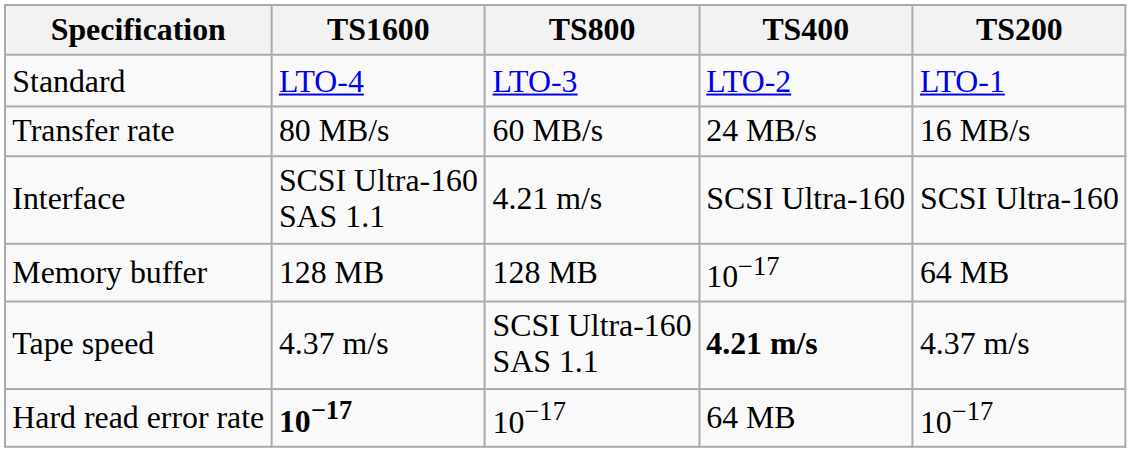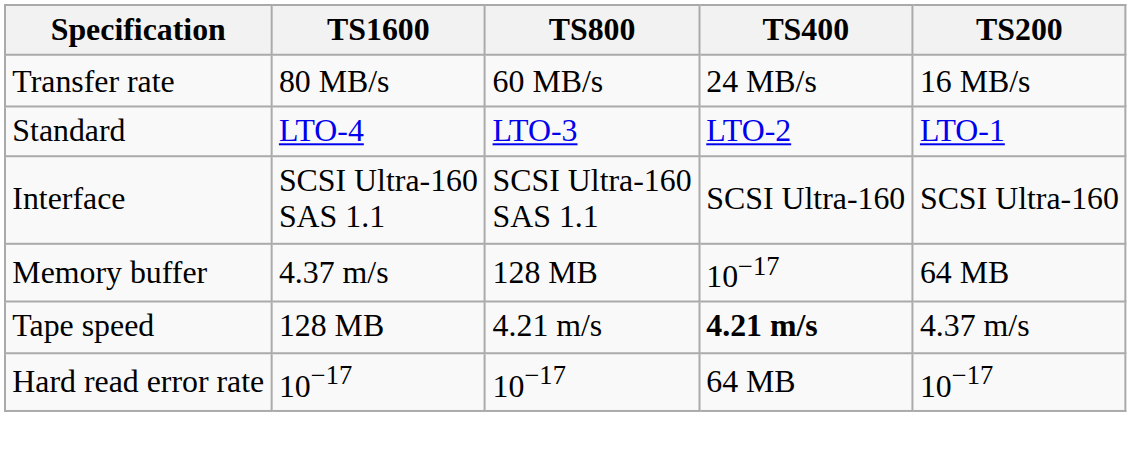rows swapped: (69, 80) <-> (94, 130)
(547, 199) 4.21 m/s -> (592, 199) SCSI Ultra-160 SAS 1.1
(332, 271) 128 MB -> (334, 271) 4.37 m/s
(334, 344) 4.37 m/s -> (332, 326) 128 MB
(592, 344) SCSI Ultra-160 SAS 1.1 -> (547, 326) 4.21 m/s
(316, 417) bold -> (316, 381) normal
